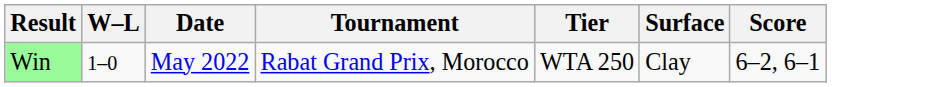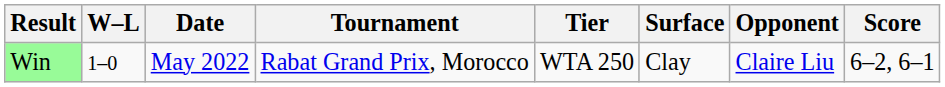+ column: (787, 23)
